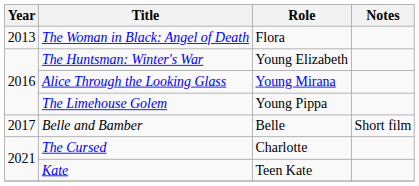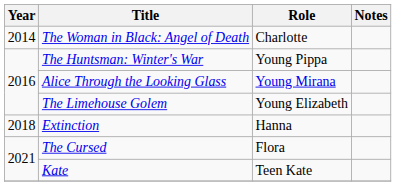(22, 37) 2013 -> (22, 37) 2014
(270, 37) Flora -> (281, 37) Charlotte
(302, 59) Young Elizabeth -> (291, 59) Young Pippa
(291, 103) Young Pippa -> (302, 103) Young Elizabeth
- row: (92, 125)
+ row: (71, 125)
(281, 147) Charlotte -> (270, 147) Flora
